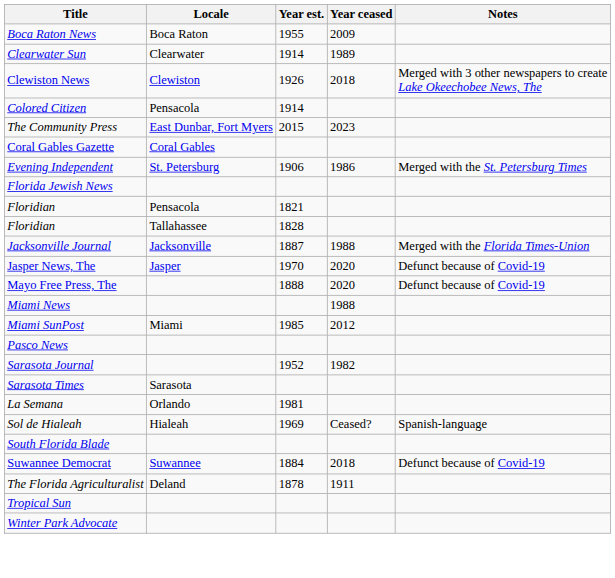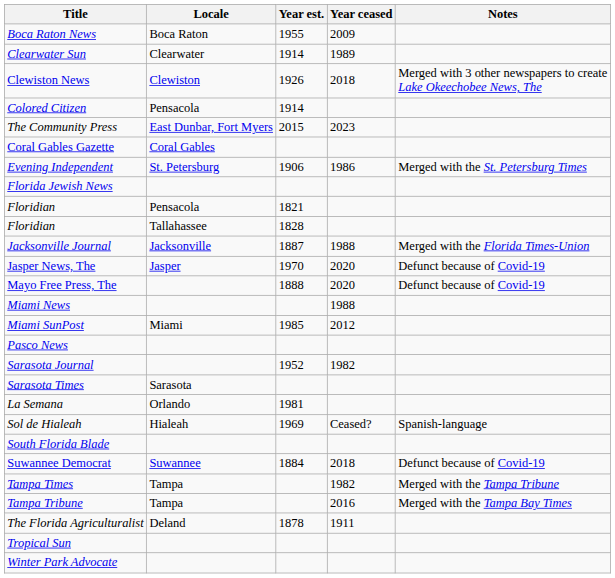+ row: (40, 483)
+ row: (45, 503)
